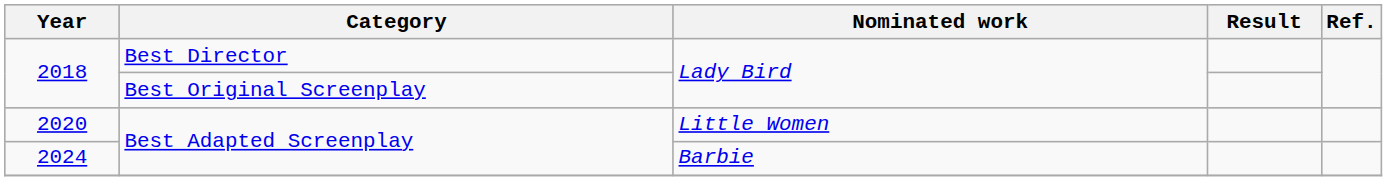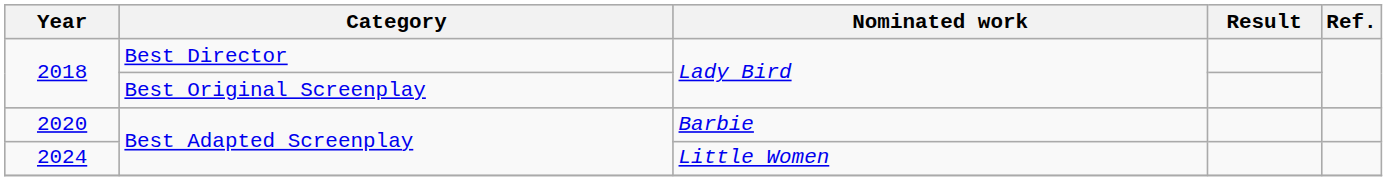(754, 124) Little Women -> (716, 124) Barbie
(716, 158) Barbie -> (754, 158) Little Women
